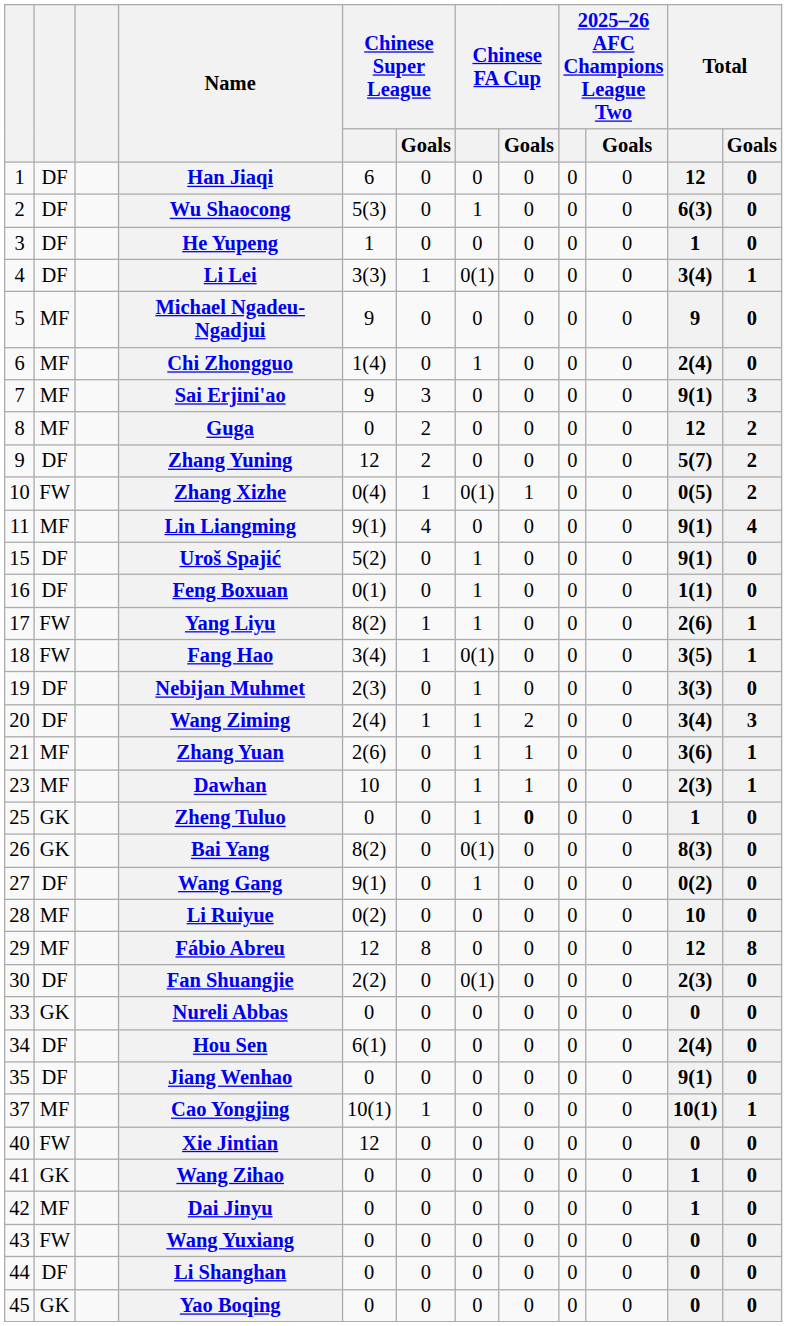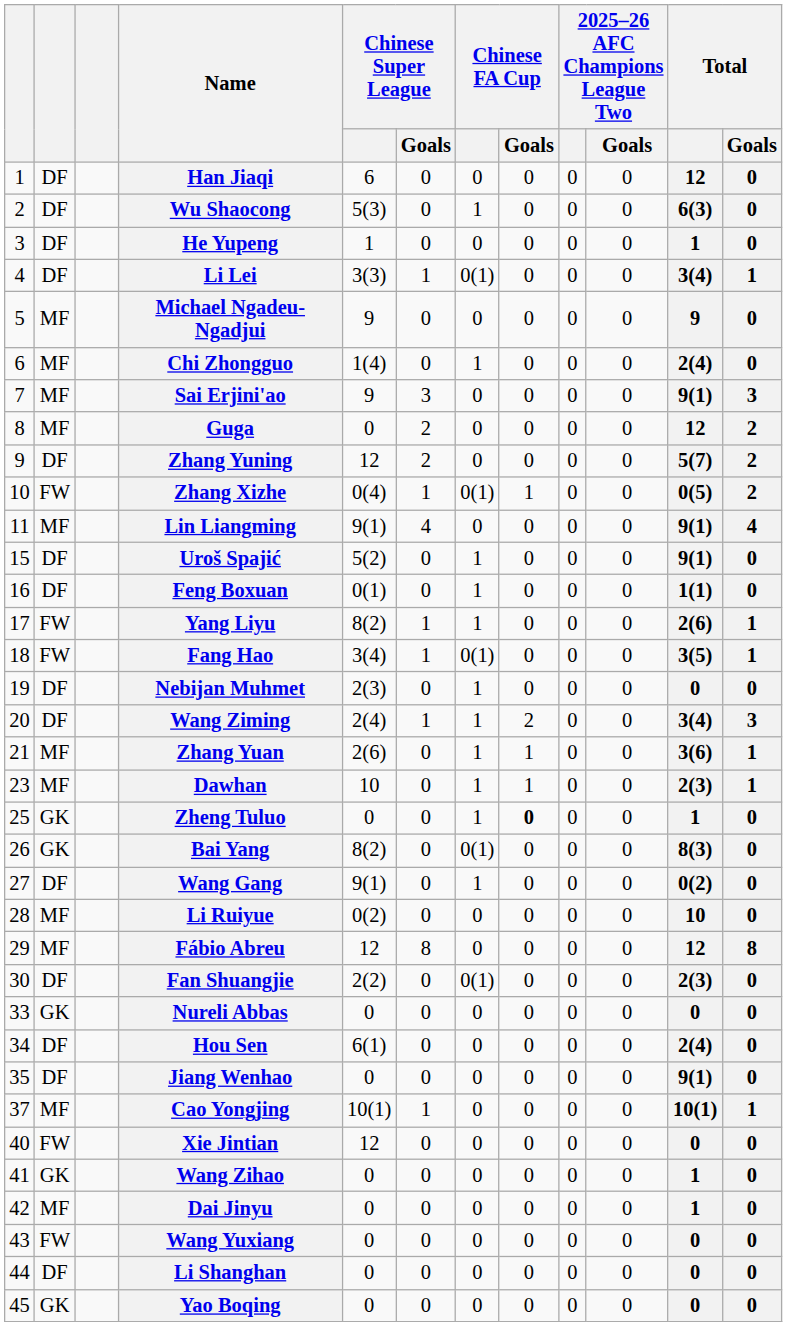(695, 688) 3(3) -> (695, 688) 0
